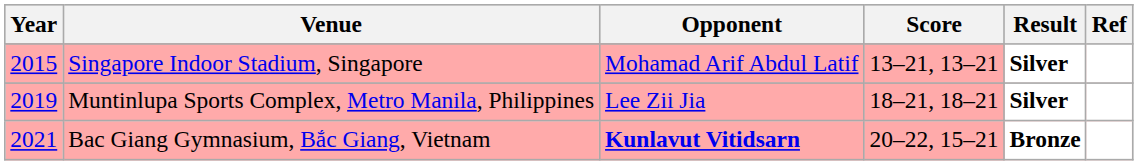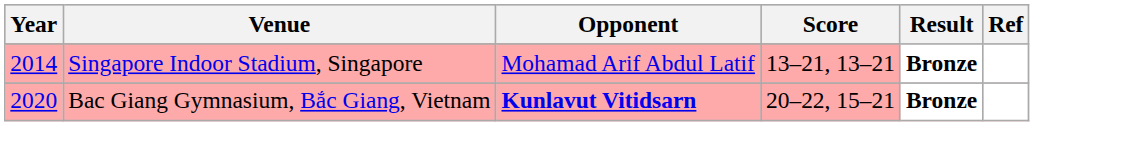(34, 62) 2015 -> (34, 62) 2014
(1039, 62) Silver -> (942, 62) Bronze
- row: (331, 101)
(34, 140) 2021 -> (34, 101) 2020
